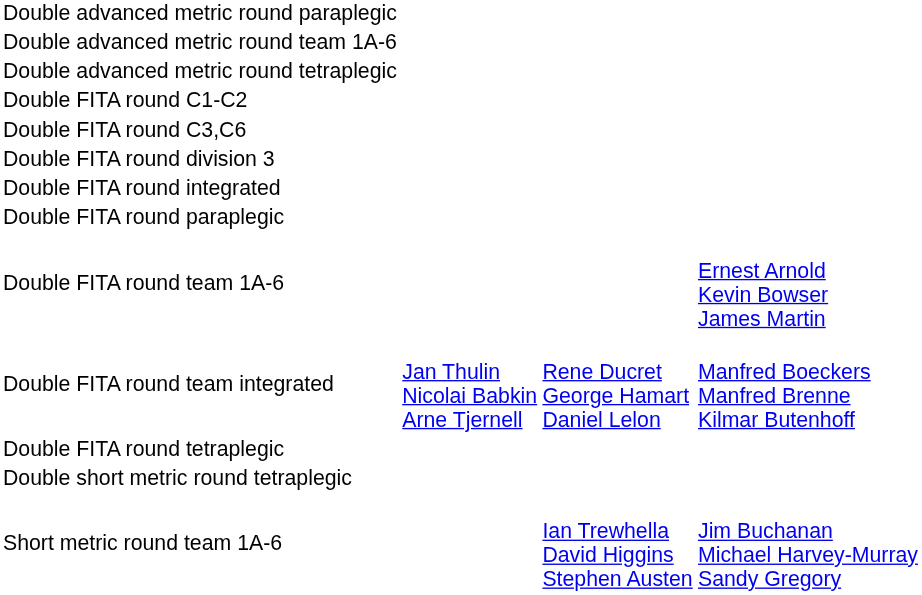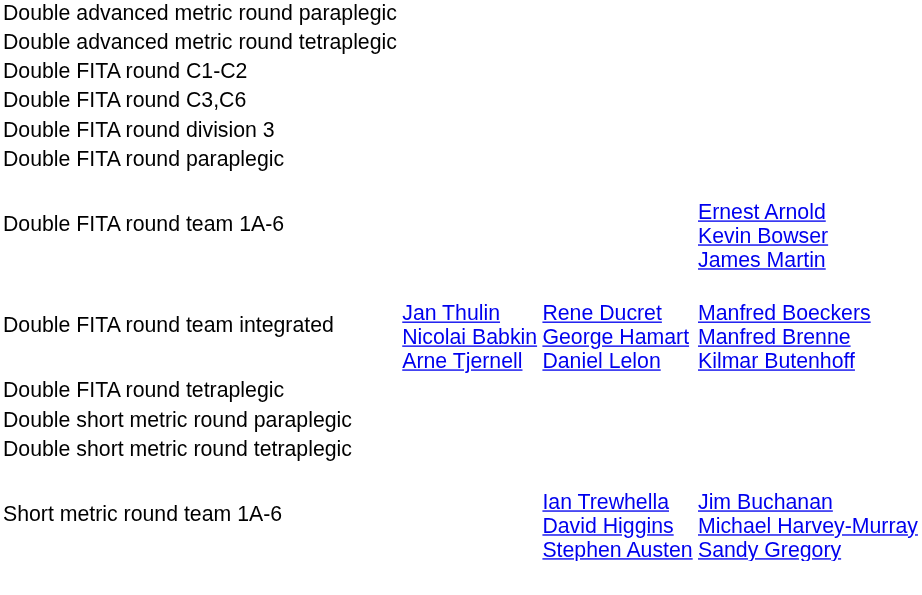- row: (200, 42)
- row: (142, 188)
+ row: (177, 419)
